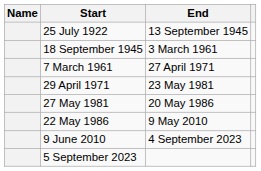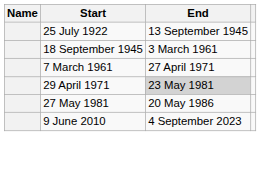(181, 85) no background -> (181, 85) lightgrey background
- row: (76, 121)
- row: (90, 157)
